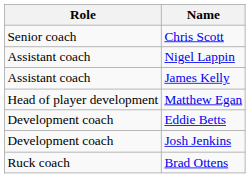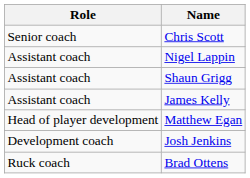+ row: (198, 78)
- row: (195, 120)
